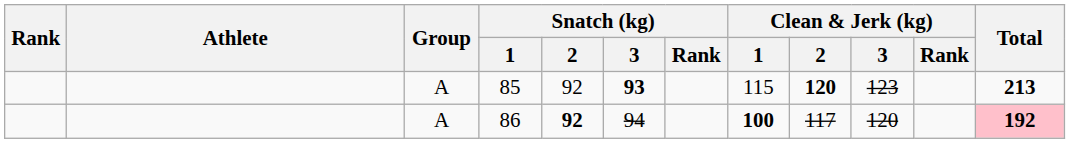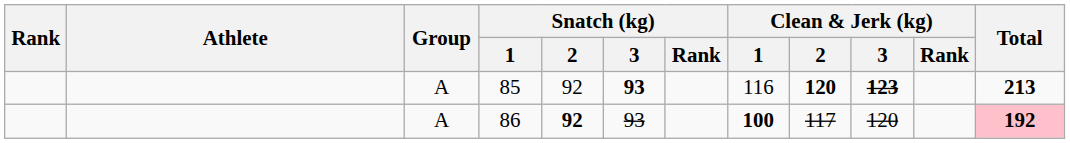(758, 87) 115 -> (758, 87) 116
(882, 87) normal -> (882, 87) bold
(634, 120) 94 -> (634, 120) 93
